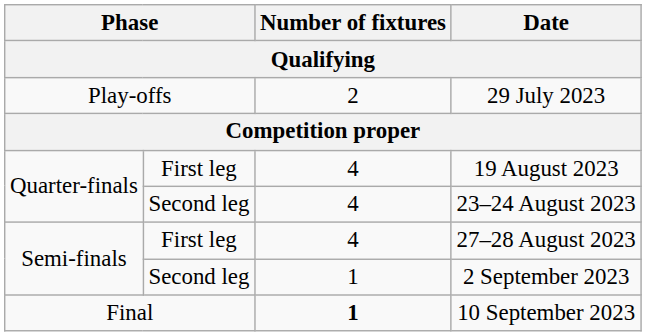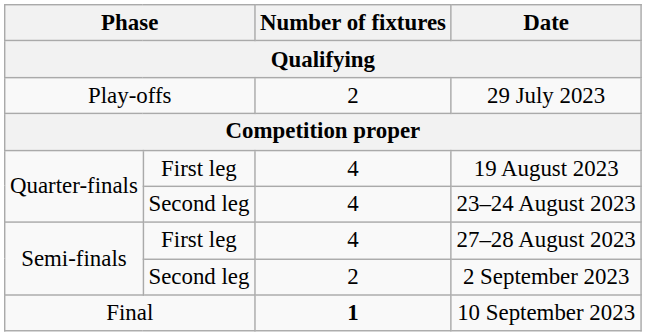(353, 276) 1 -> (353, 276) 2
